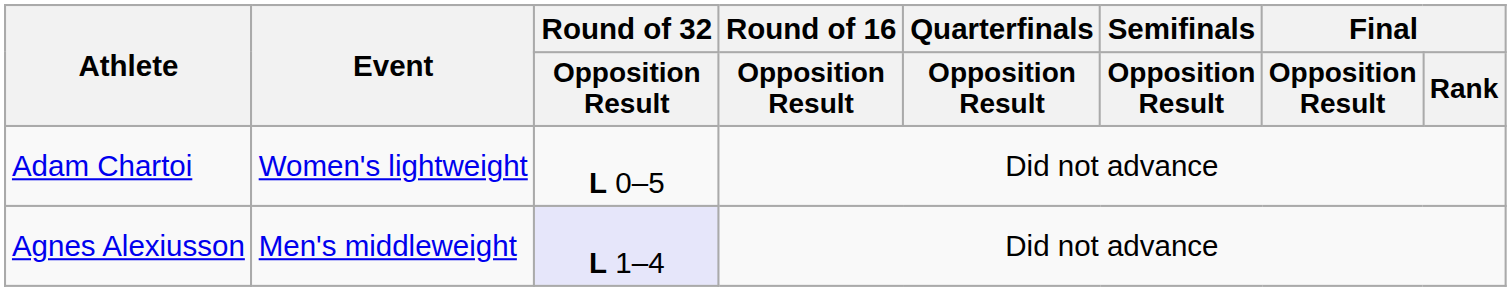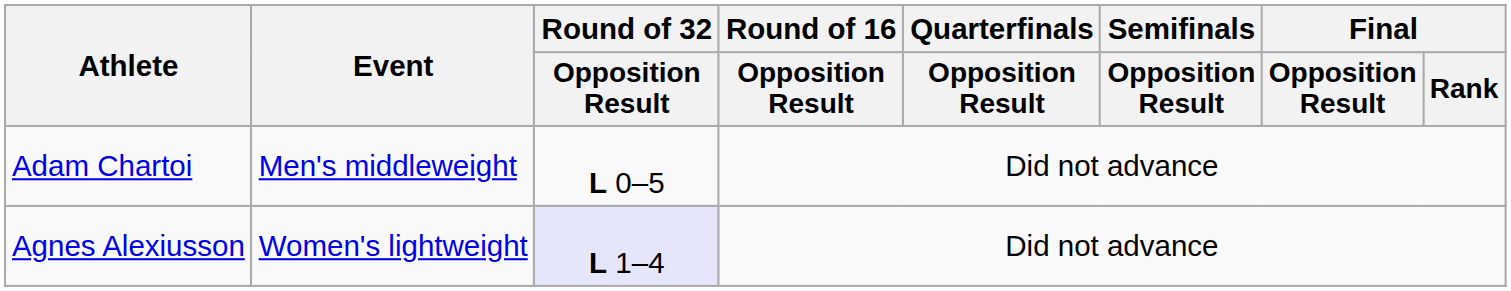(393, 167) Women's lightweight -> (388, 167) Men's middleweight
(388, 246) Men's middleweight -> (393, 246) Women's lightweight
